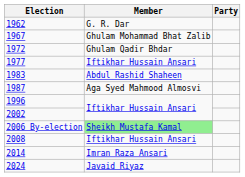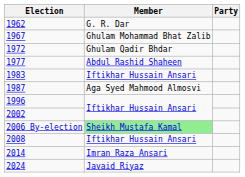(141, 62) Iftikhar Hussain Ansari -> (134, 62) Abdul Rashid Shaheen
(134, 75) Abdul Rashid Shaheen -> (141, 75) Iftikhar Hussain Ansari
